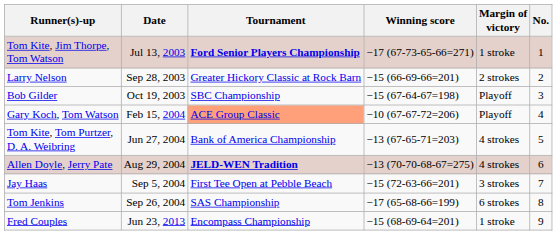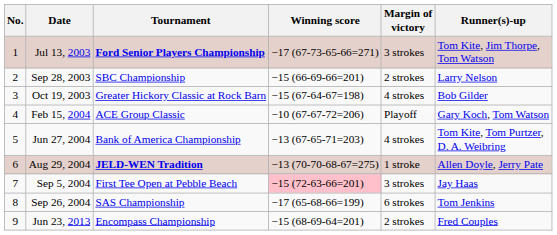columns swapped: (541, 20) <-> (63, 20)
(497, 52) 1 stroke -> (404, 52) 3 strokes
(276, 77) Greater Hickory Classic at Rock Barn -> (140, 77) SBC Championship
(235, 96) SBC Championship -> (181, 96) Greater Hickory Classic at Rock Barn
(495, 96) Playoff -> (404, 96) 4 strokes
(235, 114) lightsalmon background -> (140, 114) no background
(499, 165) 4 strokes -> (402, 165) 1 stroke
(413, 183) no background -> (318, 183) pink background
(497, 220) 1 stroke -> (404, 220) 2 strokes
